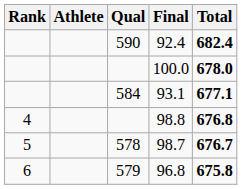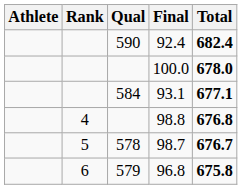columns swapped: (27, 17) <-> (79, 17)
